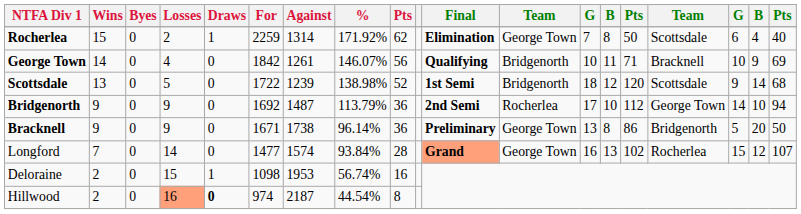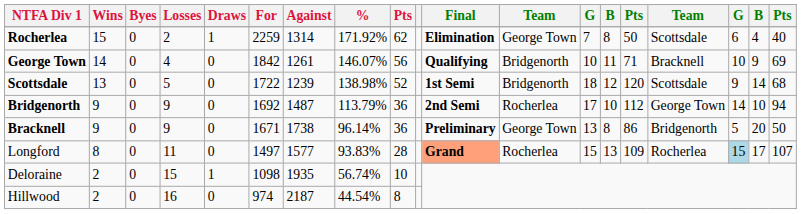(96, 151) 7 -> (96, 151) 8
(170, 151) 14 -> (170, 151) 11
(266, 151) 1477 -> (266, 151) 1497
(300, 151) 1574 -> (300, 151) 1577
(359, 151) 93.84% -> (359, 151) 93.83%
(539, 151) George Town -> (530, 151) Rocherlea
(590, 151) 16 -> (590, 151) 15
(634, 151) 102 -> (634, 151) 109
(738, 151) no background -> (738, 151) lightblue background
(759, 151) 12 -> (759, 151) 17
(300, 174) 1953 -> (300, 174) 1935
(401, 174) 16 -> (401, 174) 10
(170, 196) lightsalmon background -> (170, 196) no background
(211, 196) bold -> (211, 196) normal
